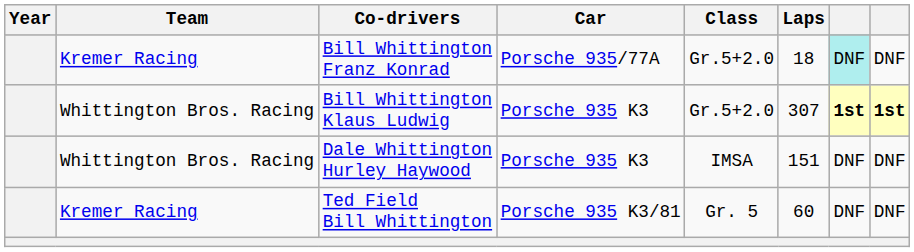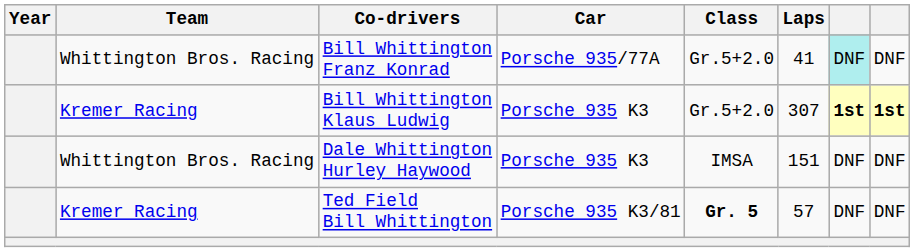(129, 60) Kremer Racing -> (187, 60) Whittington Bros. Racing
(804, 60) 18 -> (804, 60) 41
(187, 110) Whittington Bros. Racing -> (129, 110) Kremer Racing
(732, 212) normal -> (732, 212) bold
(804, 212) 60 -> (804, 212) 57
